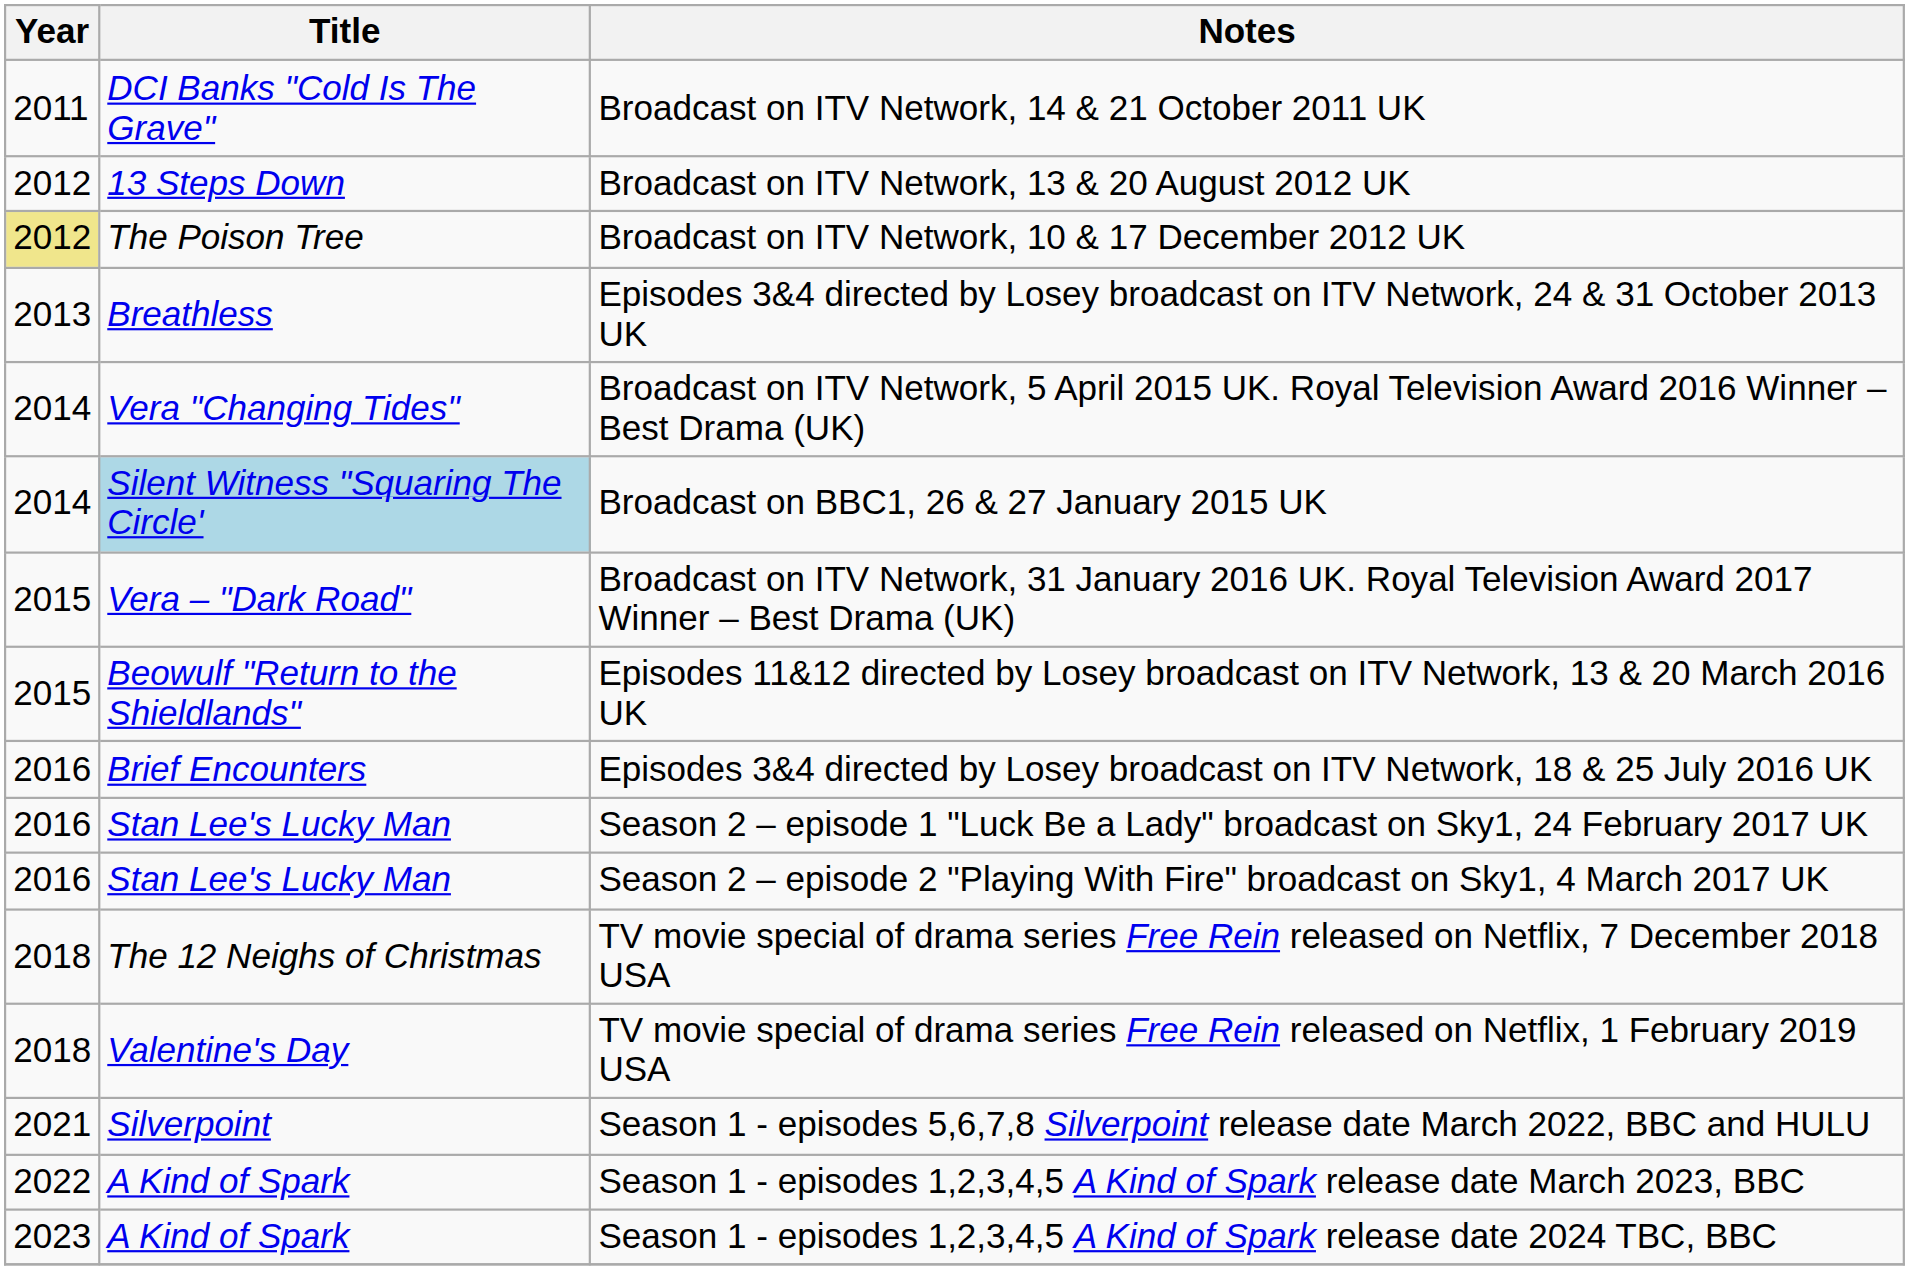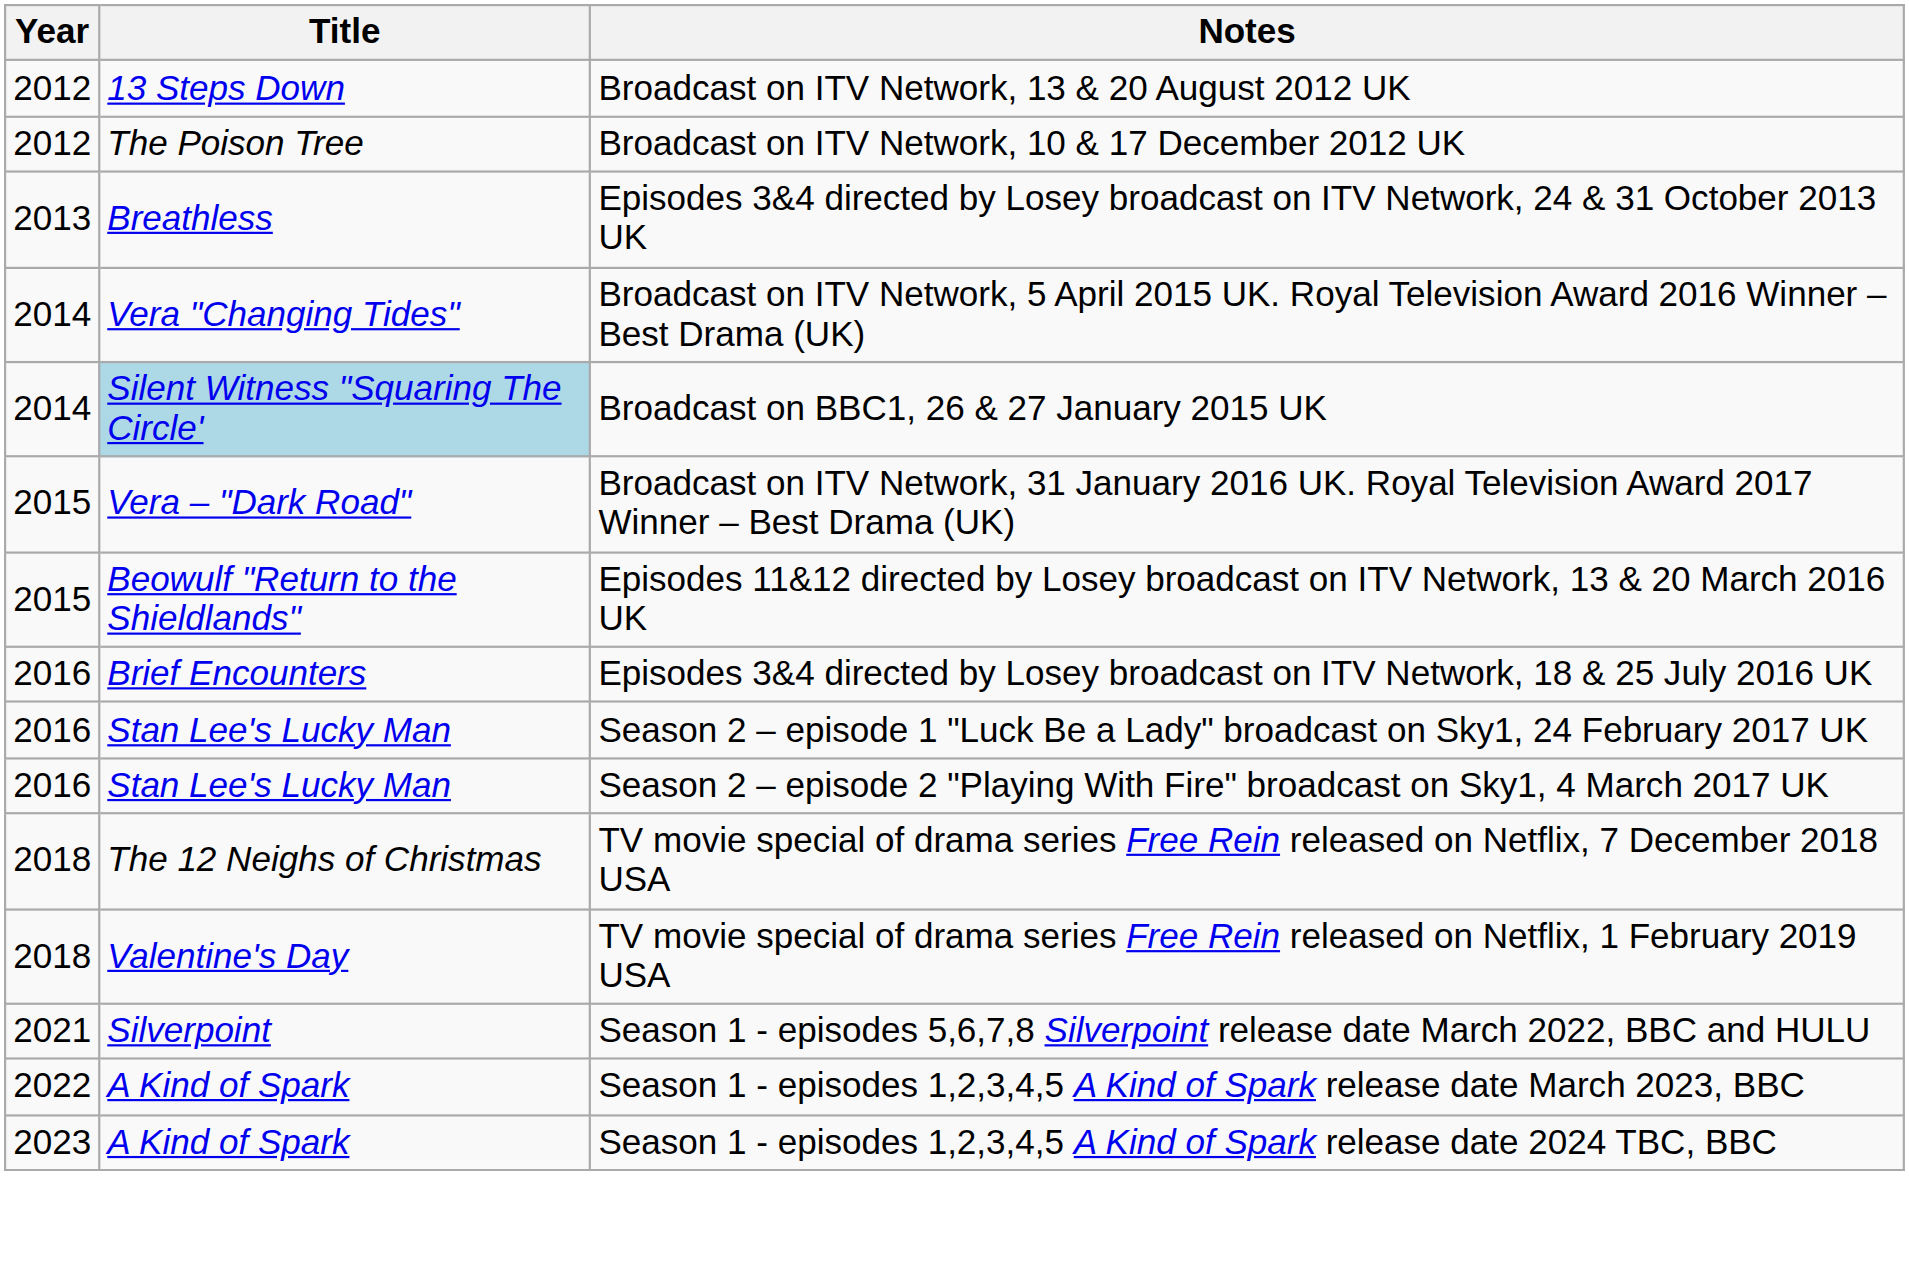- row: (1012, 107)
(52, 238) khaki background -> (52, 143) no background
